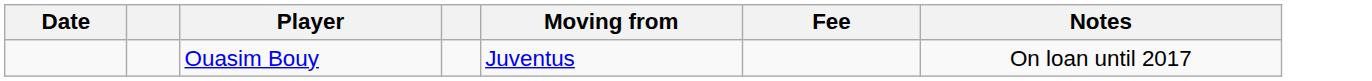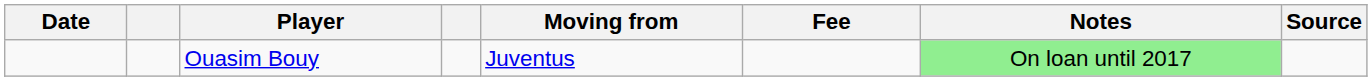+ column: (1324, 22)
(1101, 57) no background -> (1101, 57) lightgreen background
